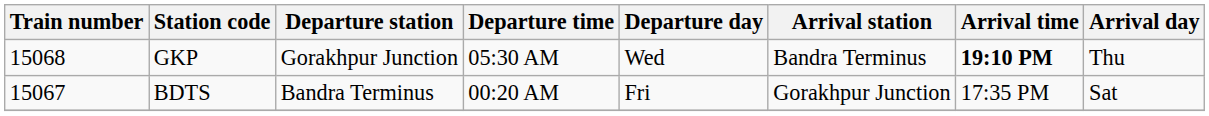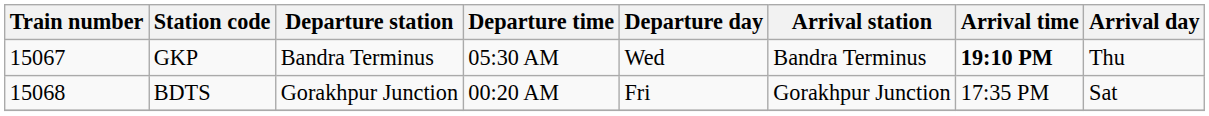(38, 57) 15068 -> (38, 57) 15067
(369, 57) Gorakhpur Junction -> (357, 57) Bandra Terminus
(38, 92) 15067 -> (38, 92) 15068
(357, 92) Bandra Terminus -> (369, 92) Gorakhpur Junction
